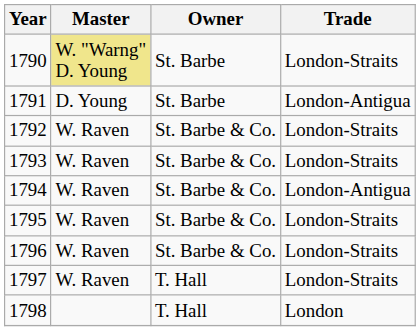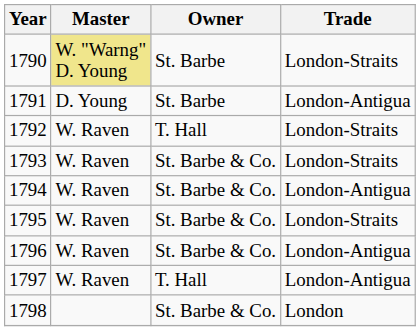(215, 130) St. Barbe & Co. -> (181, 130) T. Hall
(341, 250) London-Straits -> (348, 250) London-Antigua
(341, 280) London-Straits -> (348, 280) London-Antigua
(181, 310) T. Hall -> (215, 310) St. Barbe & Co.
